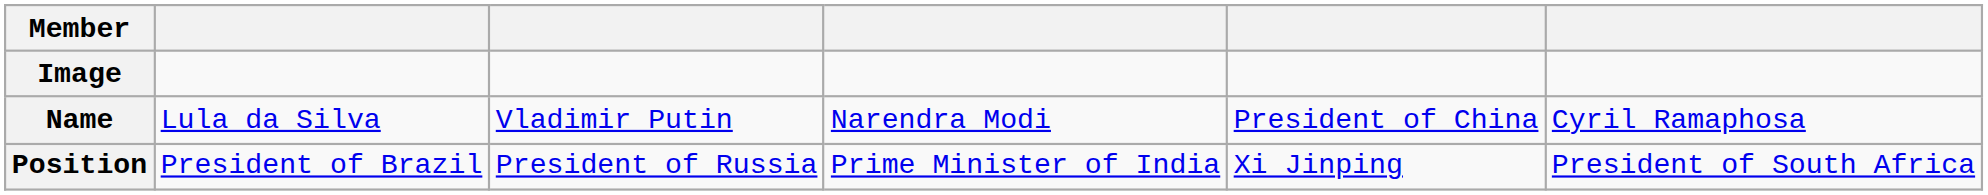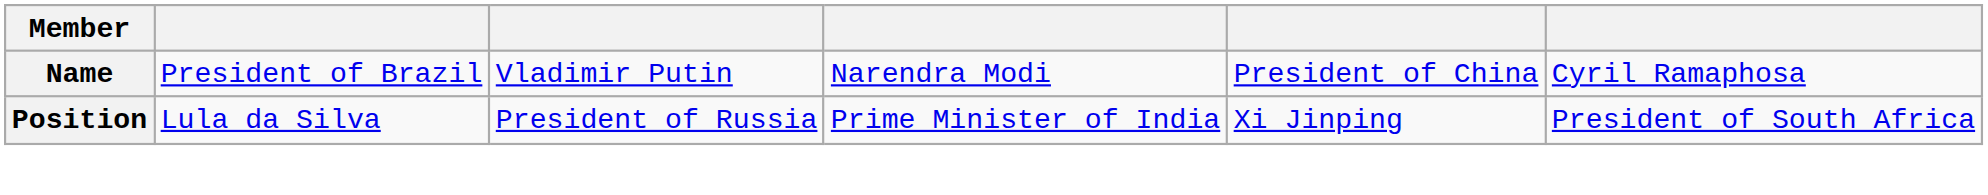- row: (80, 74)
(271, 120) Lula da Silva -> (322, 74) President of Brazil
(322, 166) President of Brazil -> (271, 120) Lula da Silva
